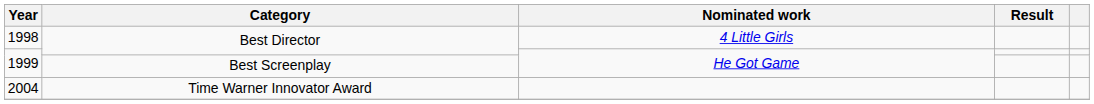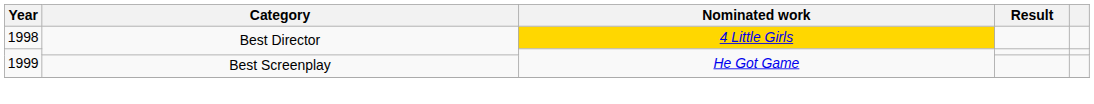(756, 37) no background -> (756, 37) gold background
- row: (23, 88)
